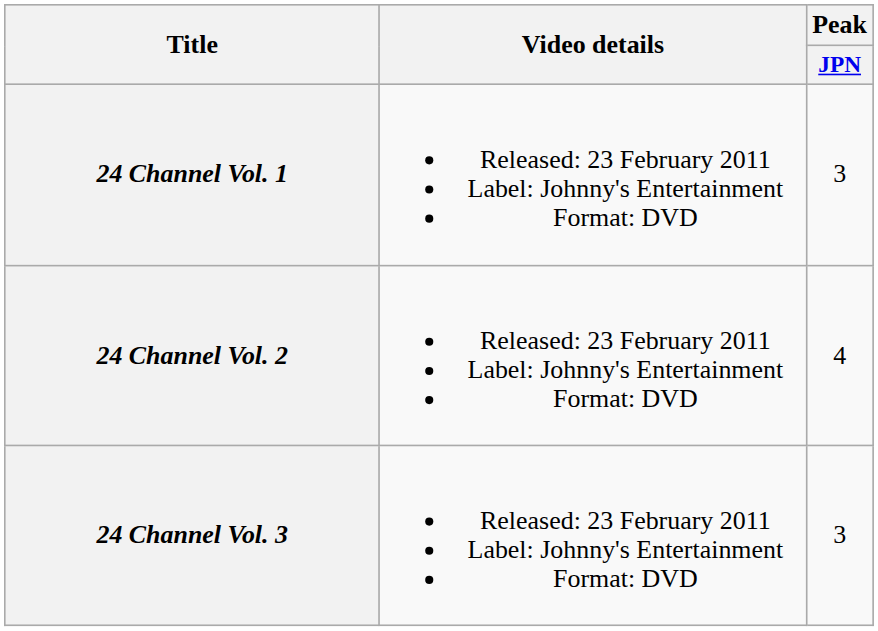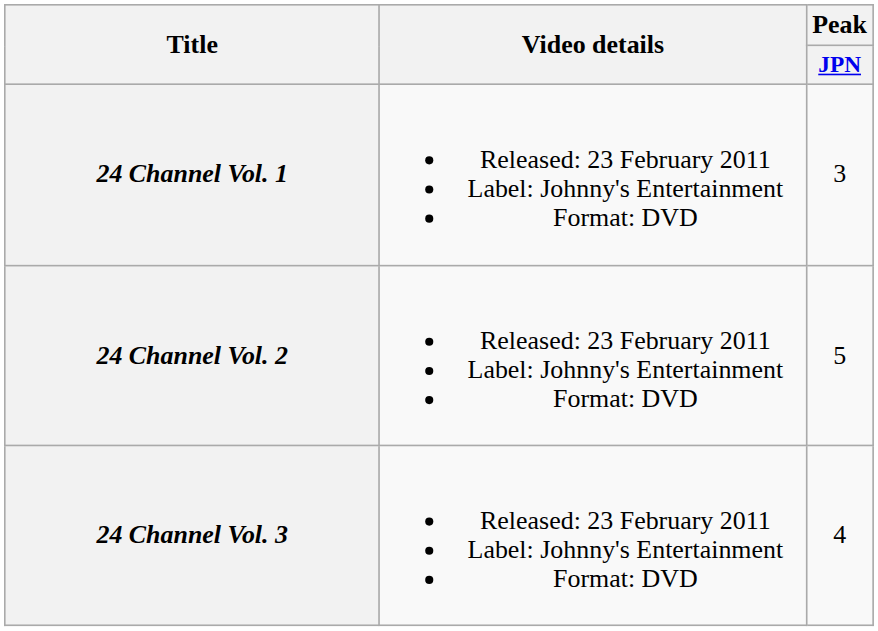(840, 354) 4 -> (840, 354) 5
(840, 535) 3 -> (840, 535) 4
